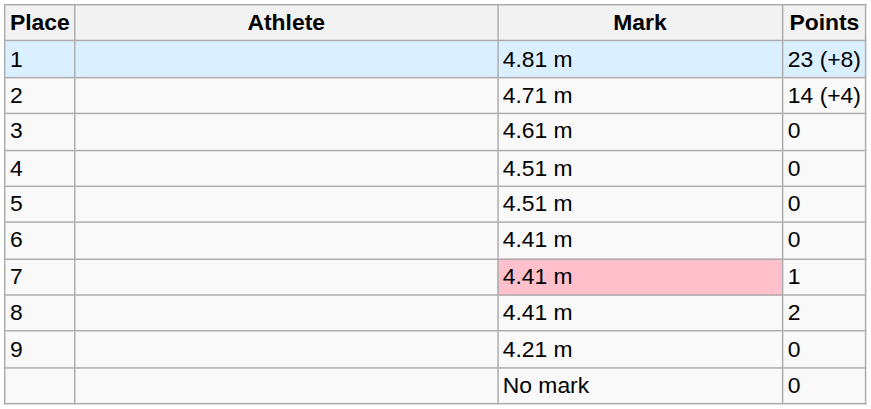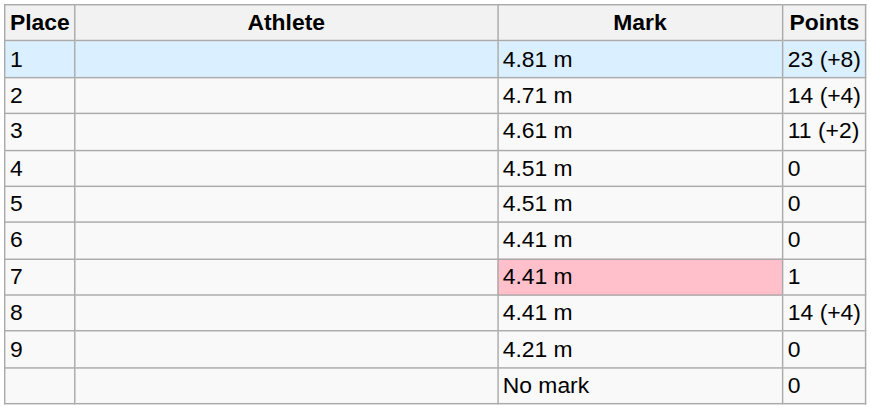(794, 131) 0 -> (824, 131) 11 (+2)
(794, 312) 2 -> (824, 312) 14 (+4)
